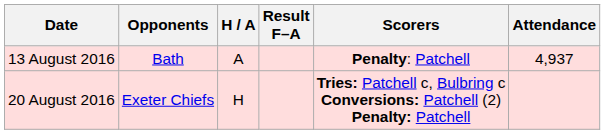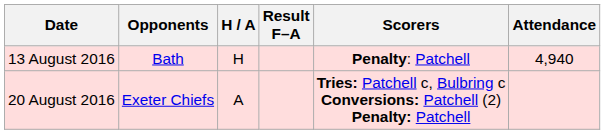(238, 58) A -> (238, 58) H
(554, 58) 4,937 -> (554, 58) 4,940
(238, 99) H -> (238, 99) A
